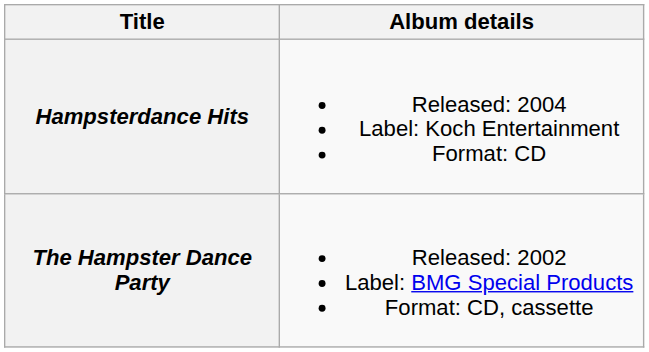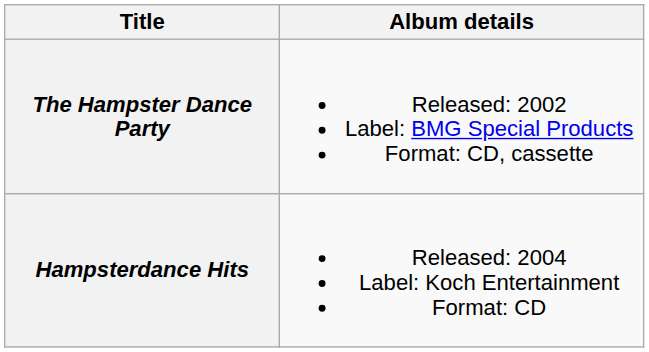rows swapped: (142, 270) <-> (142, 116)
